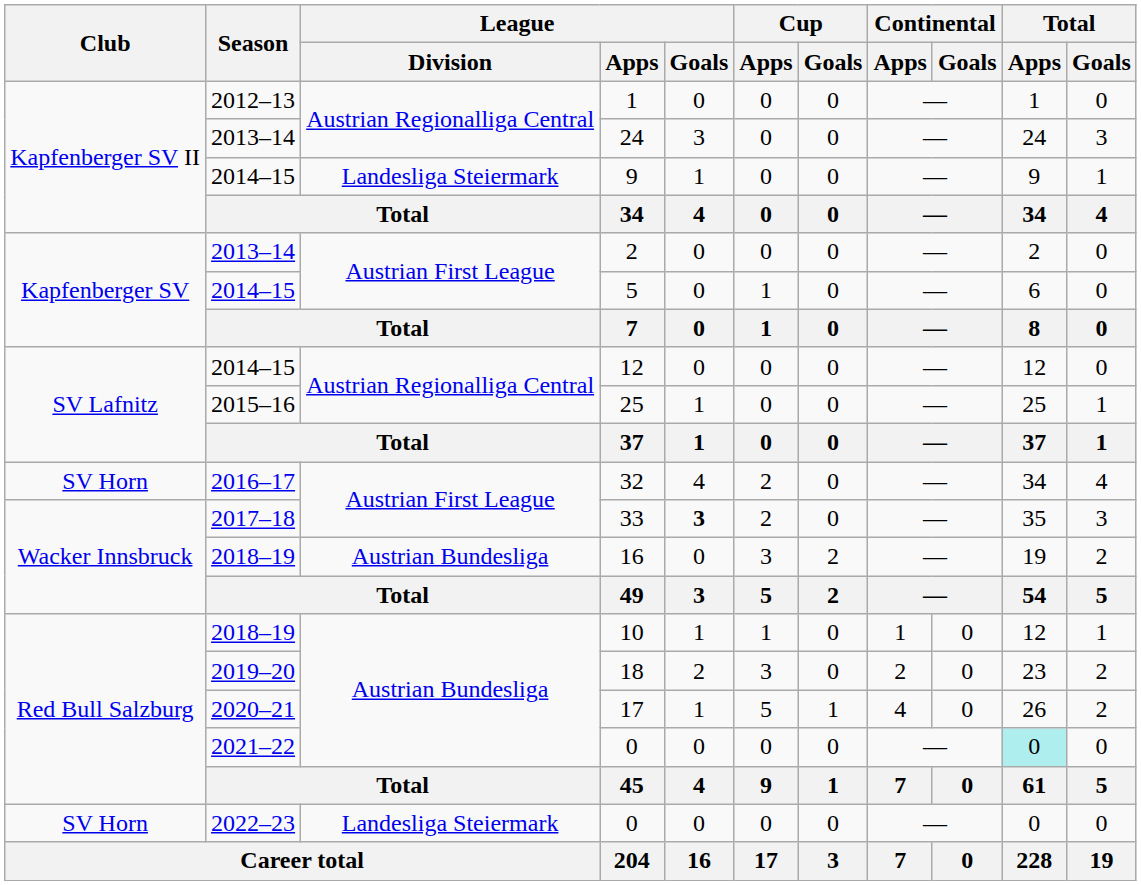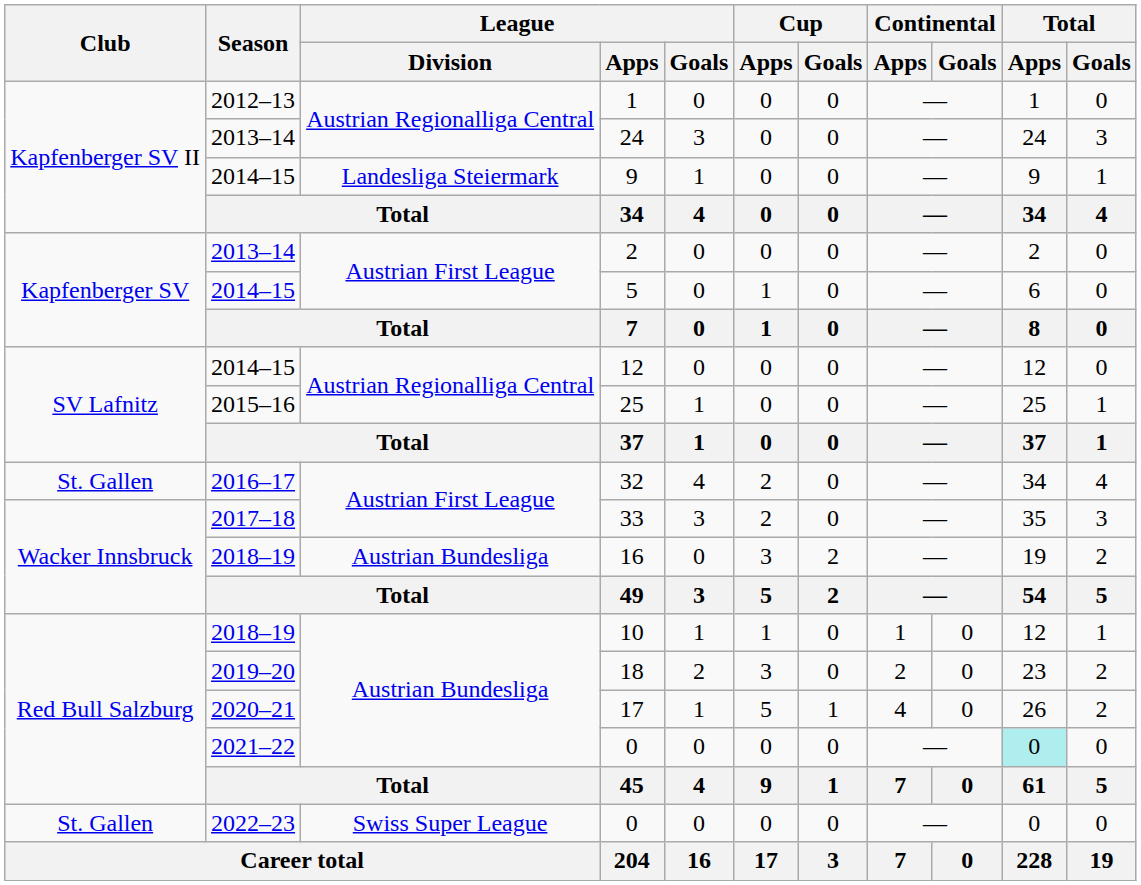(105, 480) SV Horn -> (105, 480) St. Gallen
(699, 518) bold -> (699, 518) normal
(105, 822) SV Horn -> (105, 822) St. Gallen
(450, 822) Landesliga Steiermark -> (450, 822) Swiss Super League
